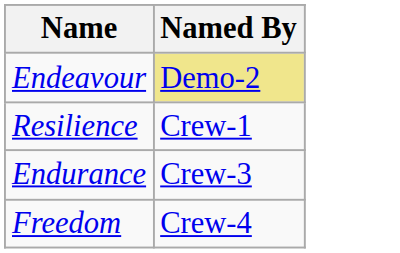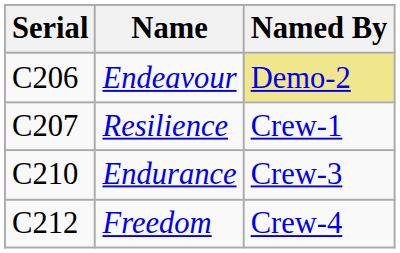+ column: (50, 28)
